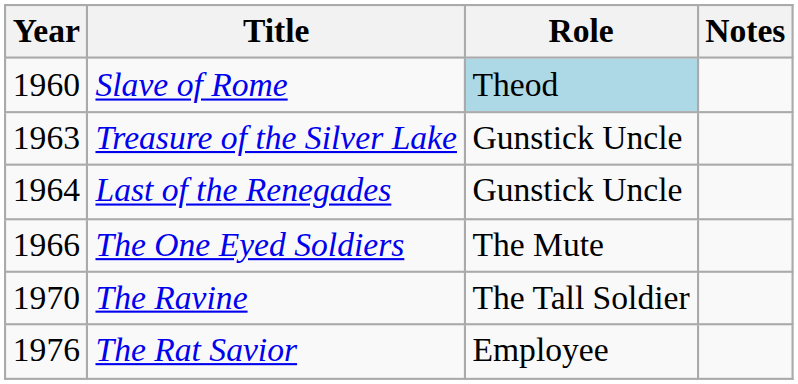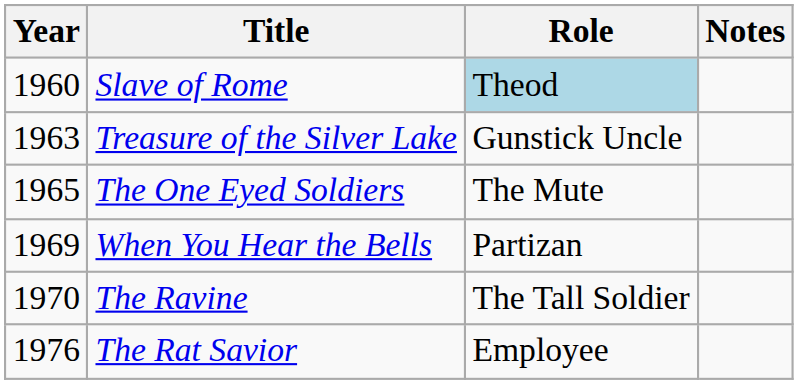- row: (243, 191)
(46, 244) 1966 -> (46, 191) 1965
+ row: (264, 244)
